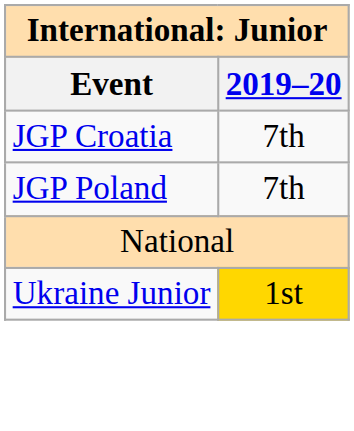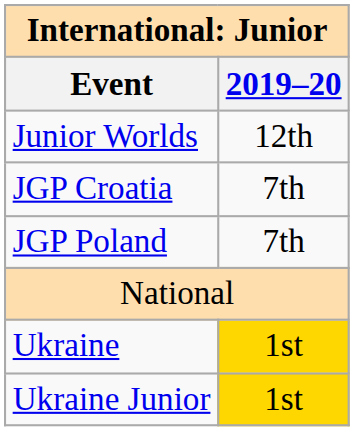+ row: (105, 135)
+ row: (66, 345)
